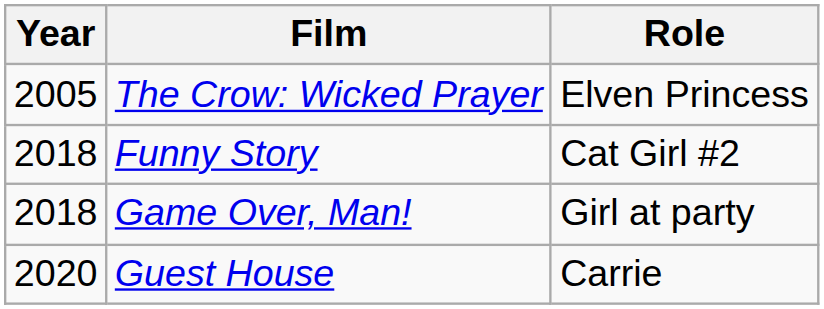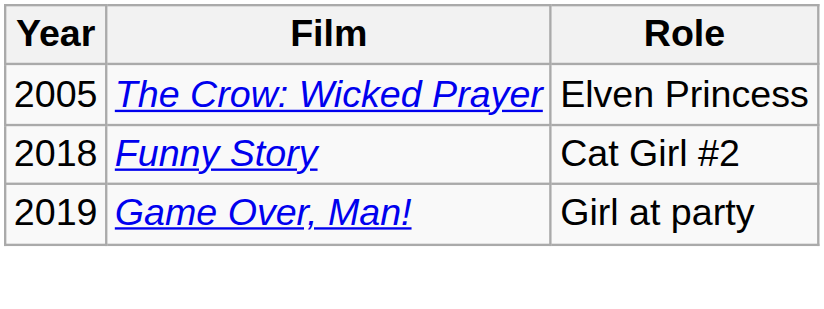(56, 213) 2018 -> (56, 213) 2019
- row: (225, 272)
